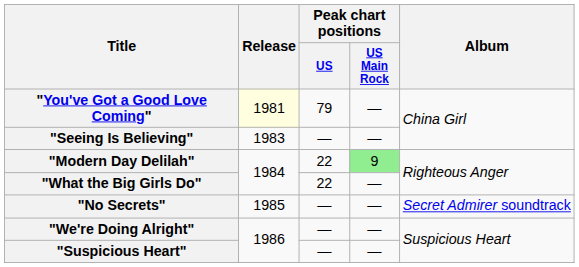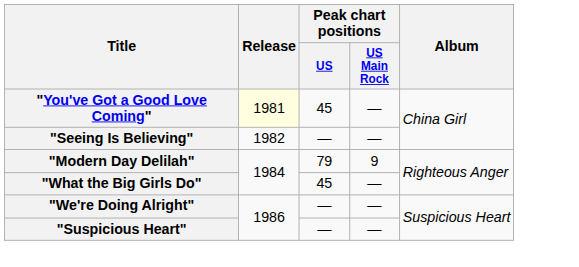(324, 108) 79 -> (324, 108) 45
(269, 138) 1983 -> (269, 138) 1982
(324, 161) 22 -> (324, 161) 79
(374, 161) lightgreen background -> (374, 161) no background
(324, 183) 22 -> (324, 183) 45
- row: (122, 206)
